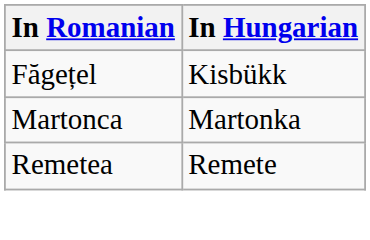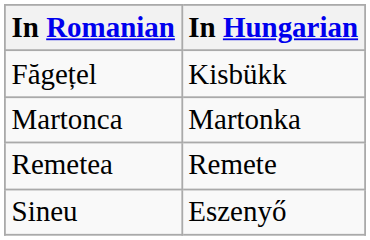+ row: (45, 211)
